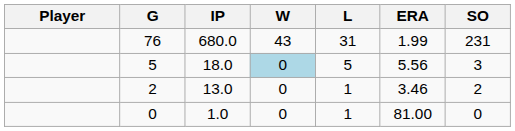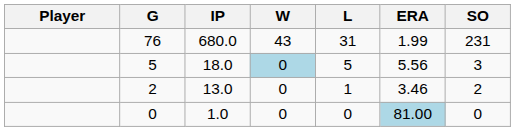(348, 114) 1 -> (348, 114) 0
(413, 114) no background -> (413, 114) lightblue background
